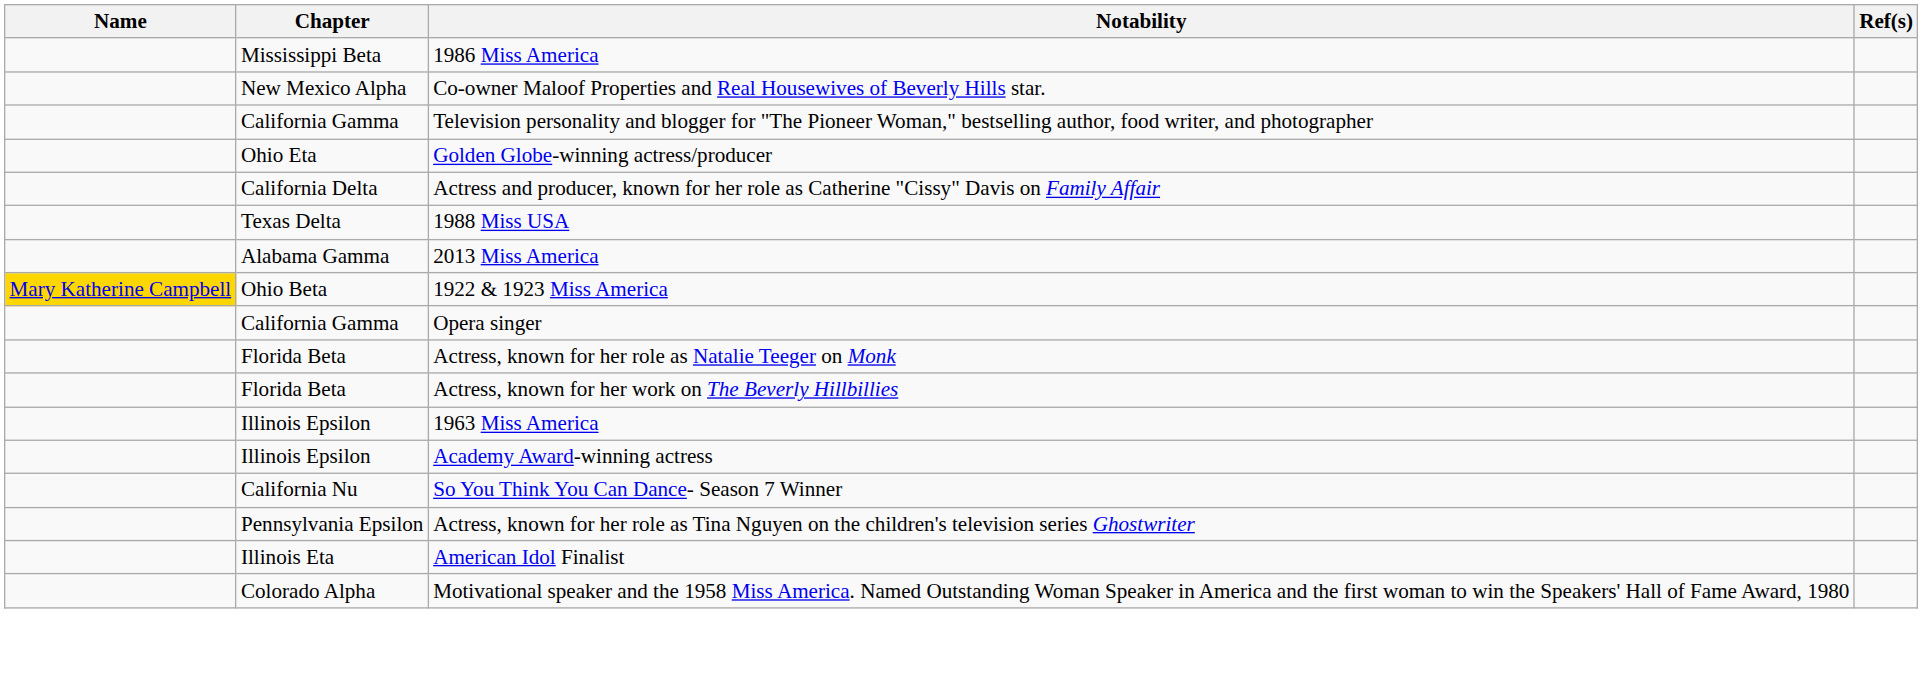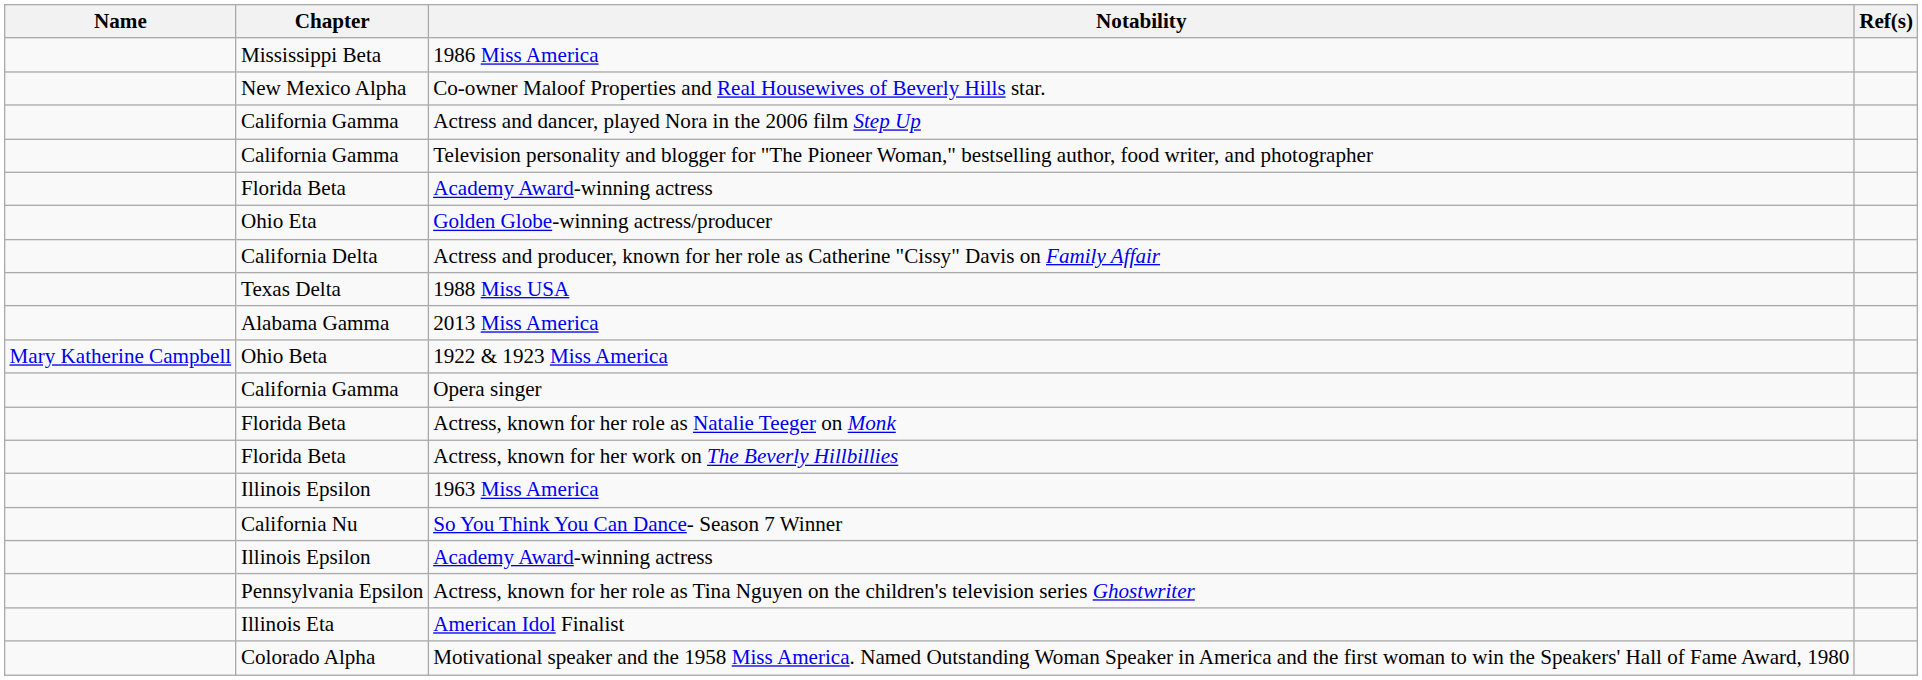+ row: (320, 121)
+ row: (293, 188)
(120, 289) gold background -> (120, 356) no background
rows swapped: (306, 456) <-> (299, 490)
